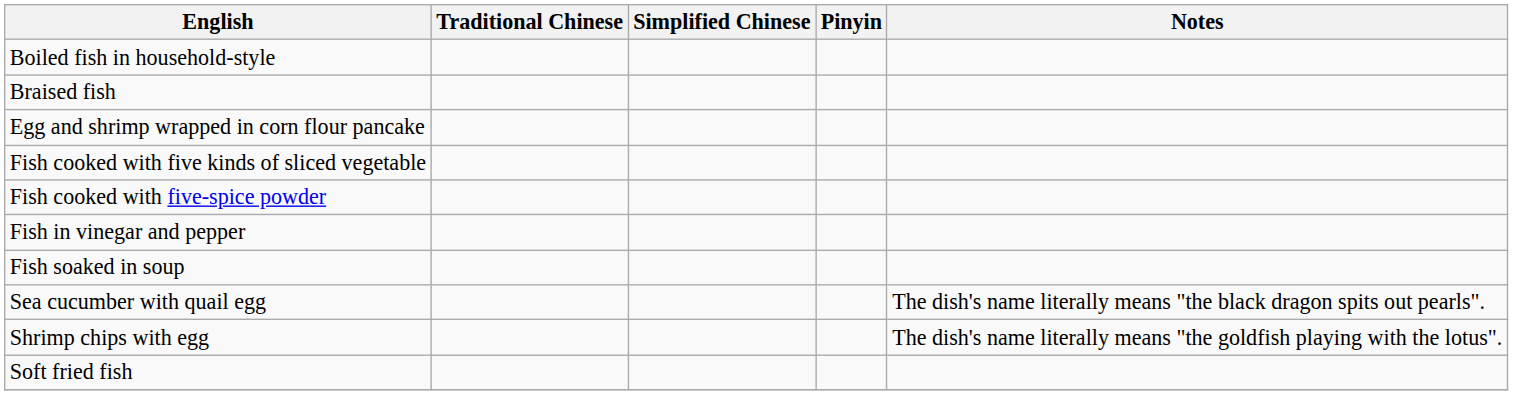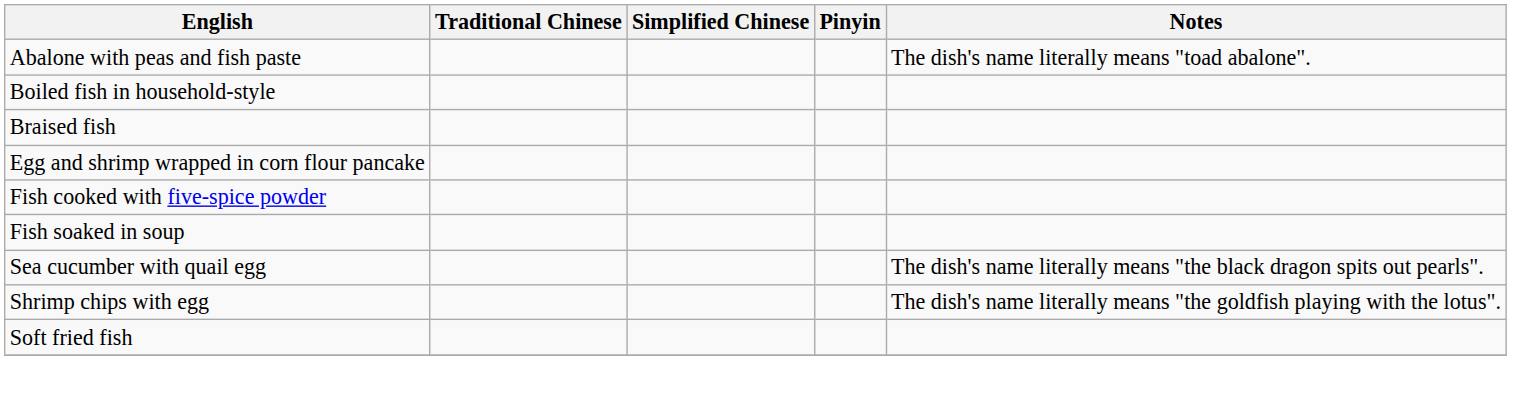+ row: (155, 57)
- row: (218, 162)
- row: (128, 232)
